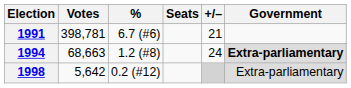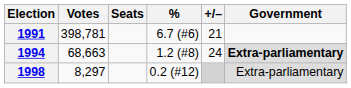columns swapped: (136, 14) <-> (182, 14)
(90, 72) 5,642 -> (90, 72) 8,297
